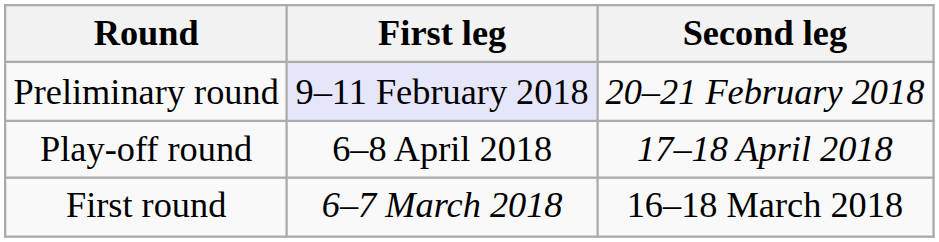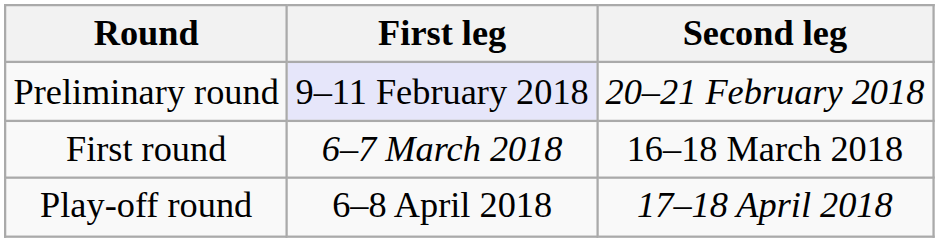rows swapped: (146, 206) <-> (146, 148)
